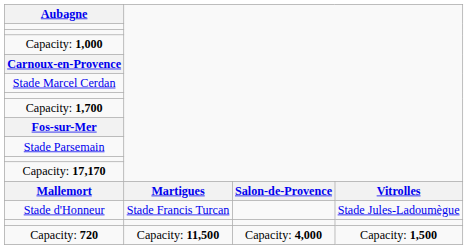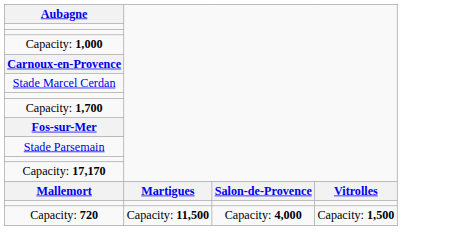- row: (64, 210)
